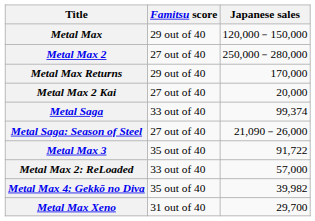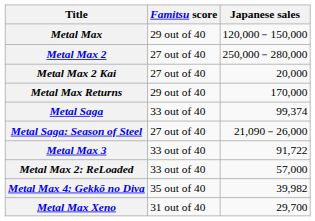rows swapped: (76, 74) <-> (76, 92)
(178, 150) 35 out of 40 -> (178, 150) 33 out of 40
